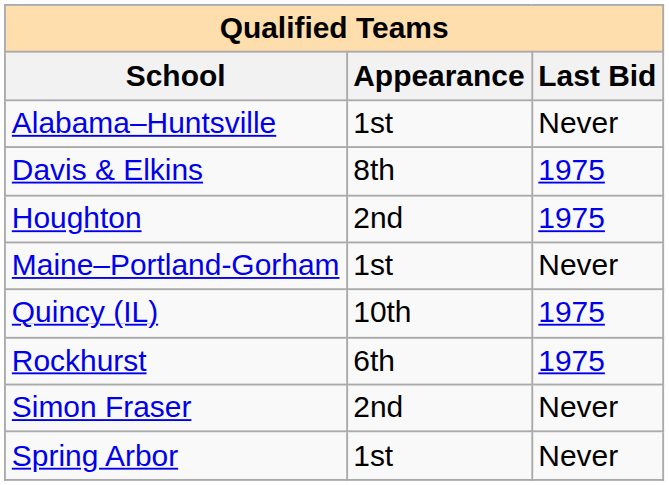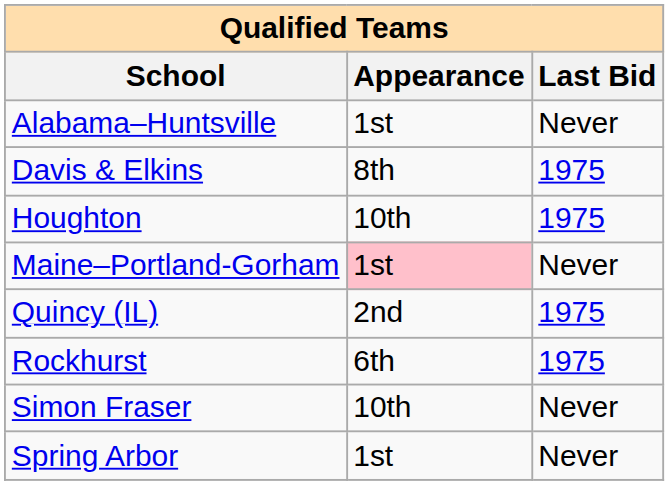(378, 218) 2nd -> (382, 218) 10th
(373, 265) no background -> (373, 265) pink background
(382, 312) 10th -> (378, 312) 2nd
(378, 407) 2nd -> (382, 407) 10th
